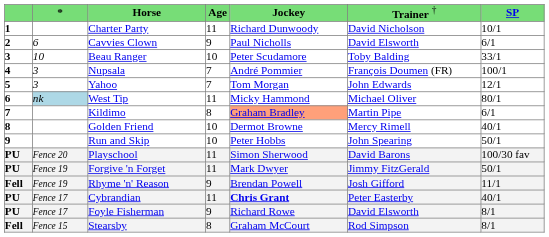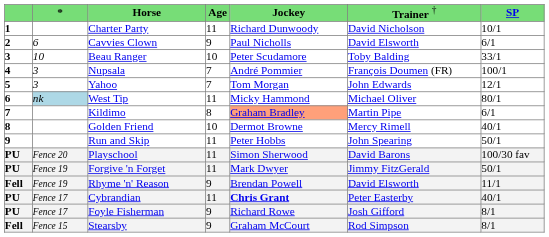(212, 140) 10 -> (211, 140) 11
(376, 182) Josh Gifford -> (383, 182) David Elsworth
(383, 211) David Elsworth -> (376, 211) Josh Gifford
(209, 225) 8 -> (209, 225) 9
